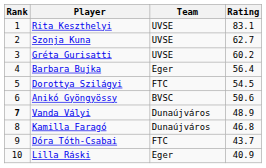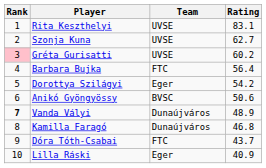(17, 55) no background -> (17, 55) pink background
(162, 69) Eger -> (160, 69) FTC
(160, 84) FTC -> (162, 84) Eger
(243, 84) 54.5 -> (243, 84) 54.2
